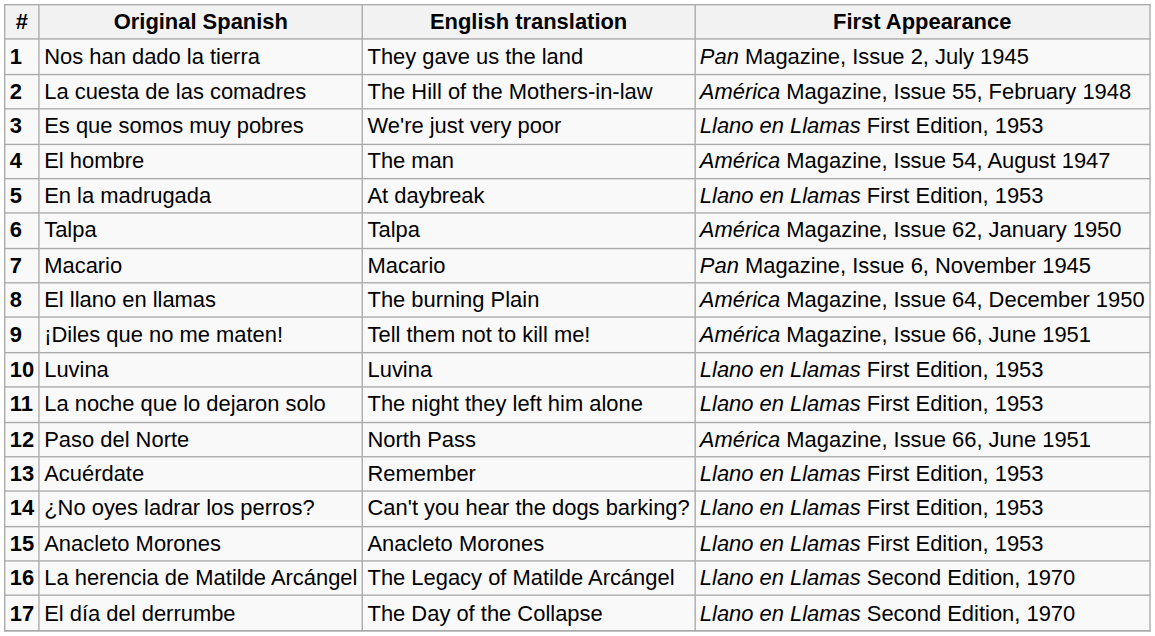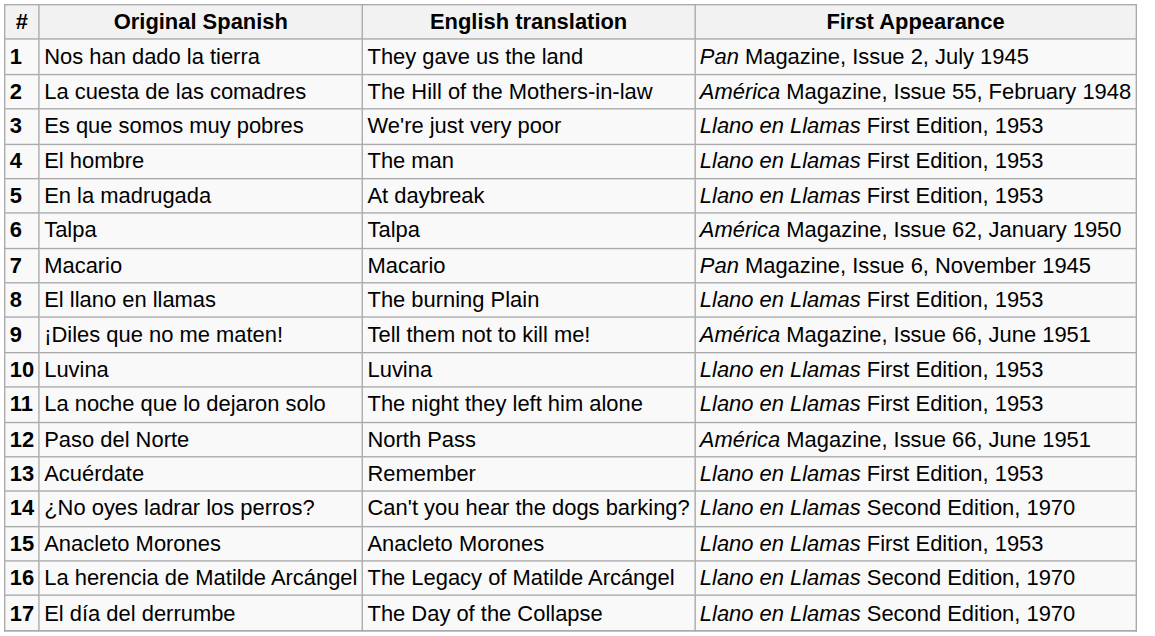(905, 160) América Magazine, Issue 54, August 1947 -> (872, 160) Llano en Llamas First Edition, 1953
(922, 299) América Magazine, Issue 64, December 1950 -> (872, 299) Llano en Llamas First Edition, 1953
(872, 508) Llano en Llamas First Edition, 1953 -> (888, 508) Llano en Llamas Second Edition, 1970
